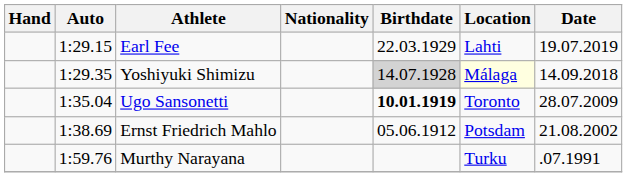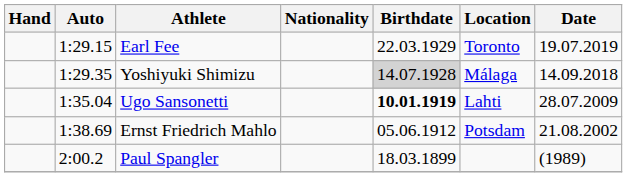(483, 46) Lahti -> (492, 46) Toronto
(491, 74) lightyellow background -> (491, 74) no background
(492, 102) Toronto -> (483, 102) Lahti
- row: (183, 158)
+ row: (169, 158)
